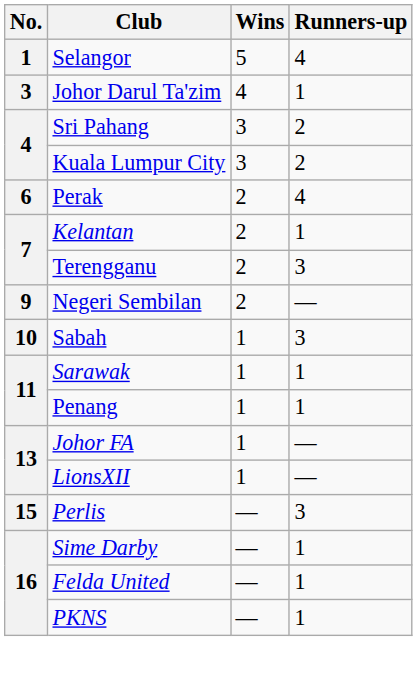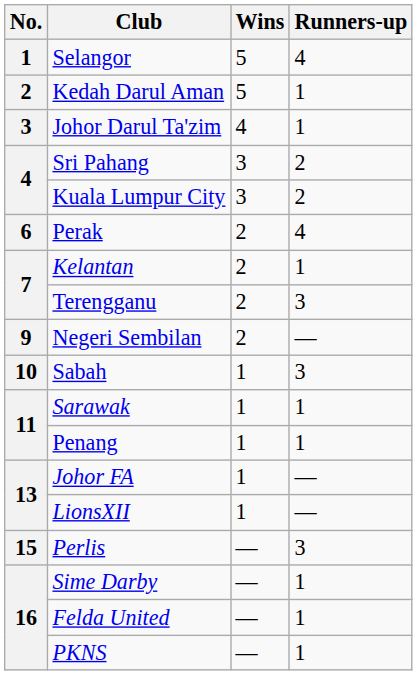+ row: (138, 92)
